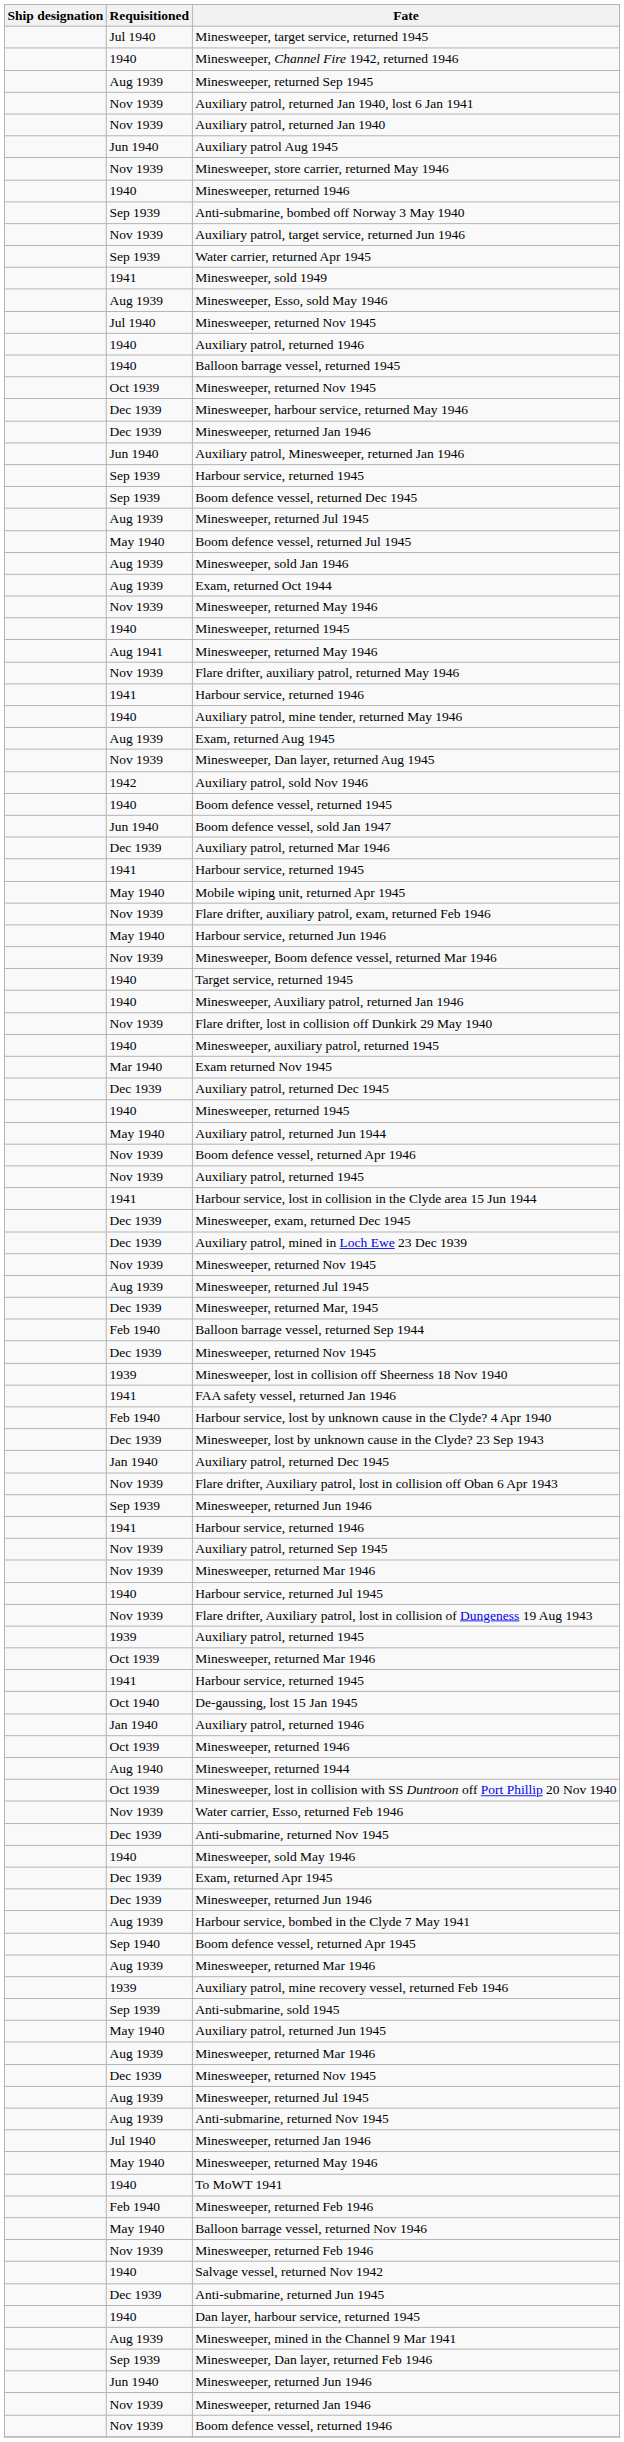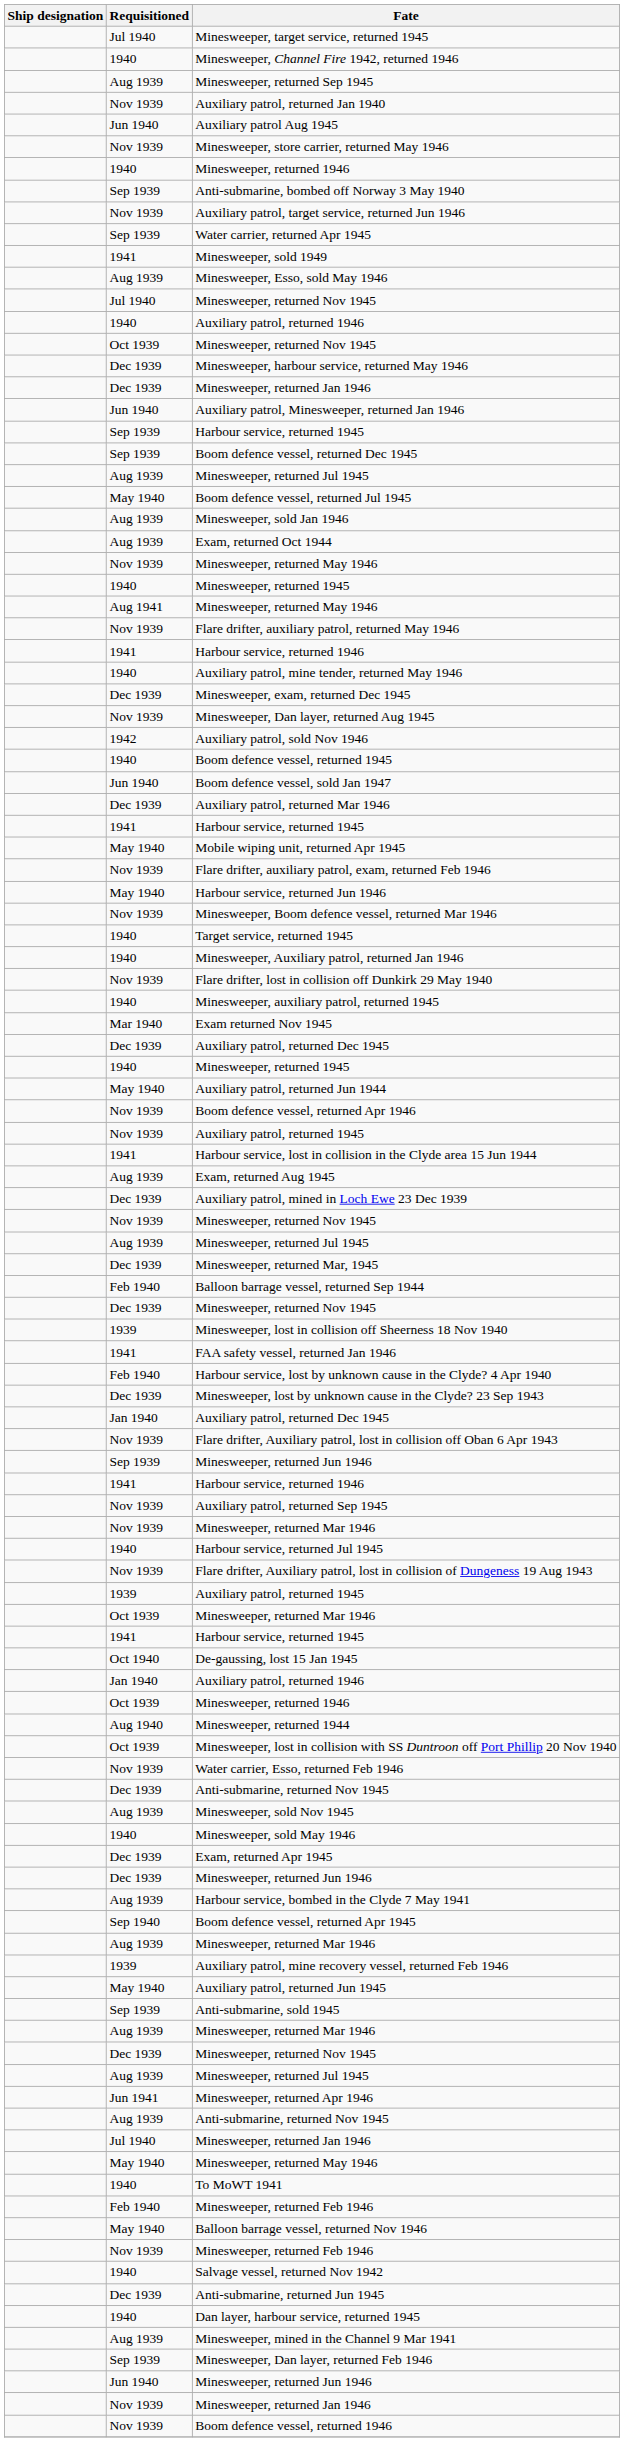- row: (136, 102)
- row: (123, 365)
rows swapped: (136, 738) <-> (136, 1220)
+ row: (136, 1811)
rows swapped: (137, 2030) <-> (135, 2009)
+ row: (134, 2096)
